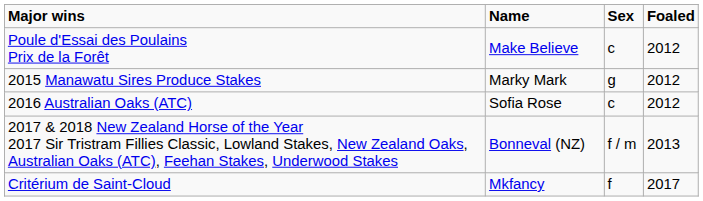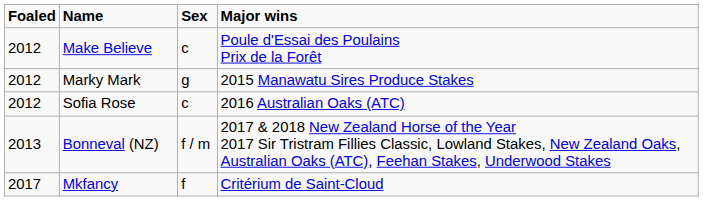columns swapped: (671, 16) <-> (46, 16)
